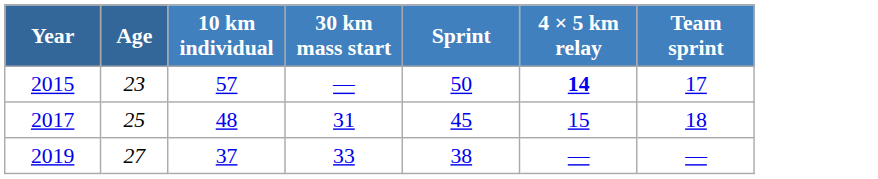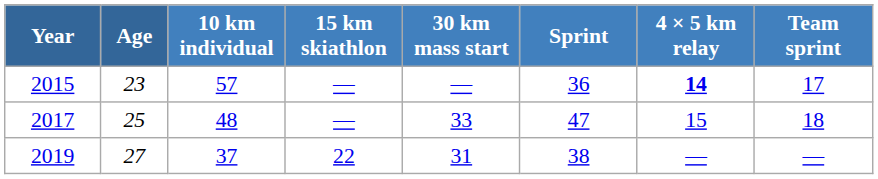+ column: (344, 35)
(461, 84) 50 -> (579, 84) 36
(344, 120) 31 -> (461, 120) 33
(461, 120) 45 -> (579, 120) 47
(344, 155) 33 -> (461, 155) 31
